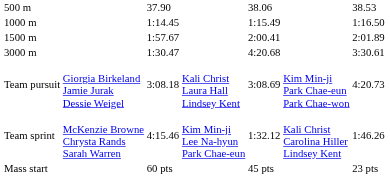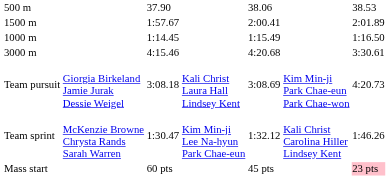rows swapped: (20, 22) <-> (20, 37)
(163, 52) 1:30.47 -> (163, 52) 4:15.46
(163, 136) 4:15.46 -> (163, 136) 1:30.47
(365, 169) no background -> (365, 169) pink background
